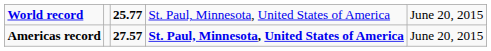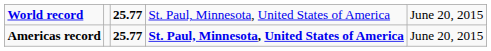(128, 35) 27.57 -> (128, 35) 25.77
